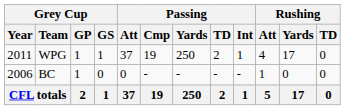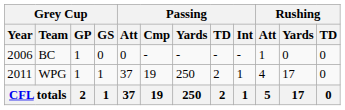rows swapped: (47, 74) <-> (52, 54)
